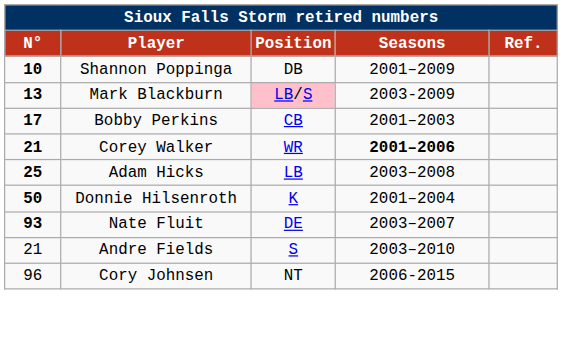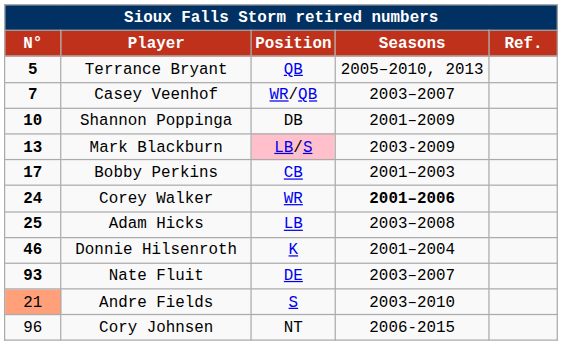+ row: (156, 69)
+ row: (156, 95)
(33, 147) 21 -> (33, 198) 24
(33, 198) 50 -> (33, 250) 46
(33, 250) no background -> (33, 302) lightsalmon background
